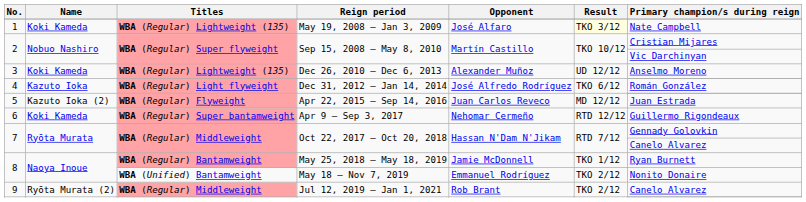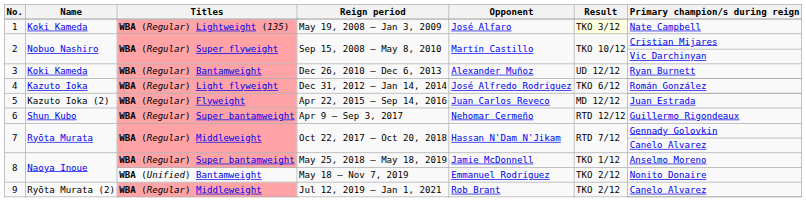(204, 71) WBA (Regular) Lightweight (135) -> (191, 71) WBA (Regular) Bantamweight
(668, 71) Anselmo Moreno -> (663, 71) Ryan Burnett
(57, 116) Koki Kameda -> (52, 116) Shun Kubo
(191, 160) WBA (Regular) Bantamweight -> (207, 160) WBA (Regular) Super bantamweight
(663, 160) Ryan Burnett -> (668, 160) Anselmo Moreno
